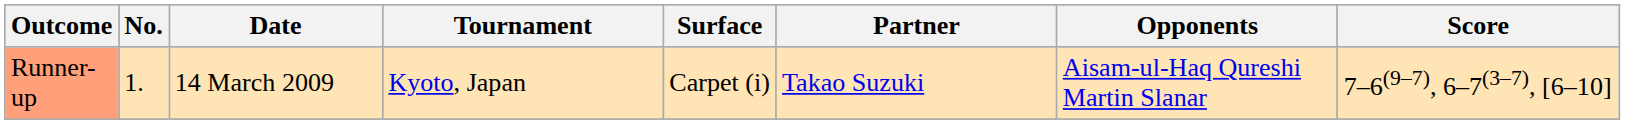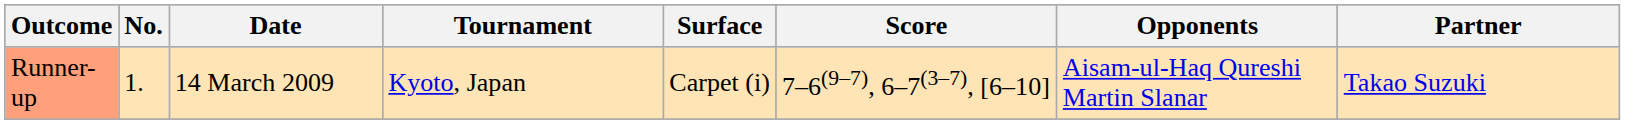columns swapped: (916, 25) <-> (1478, 25)
